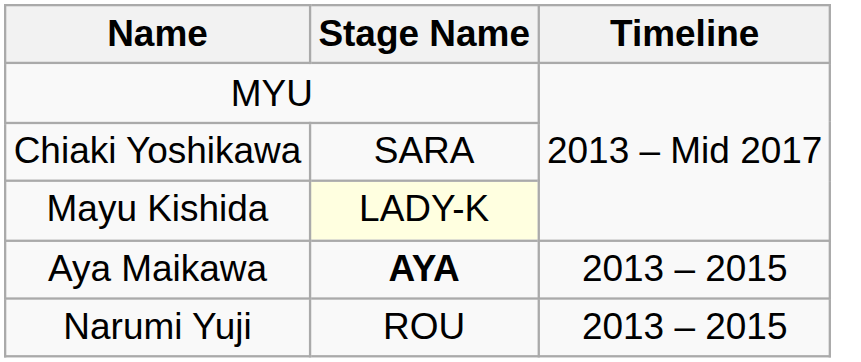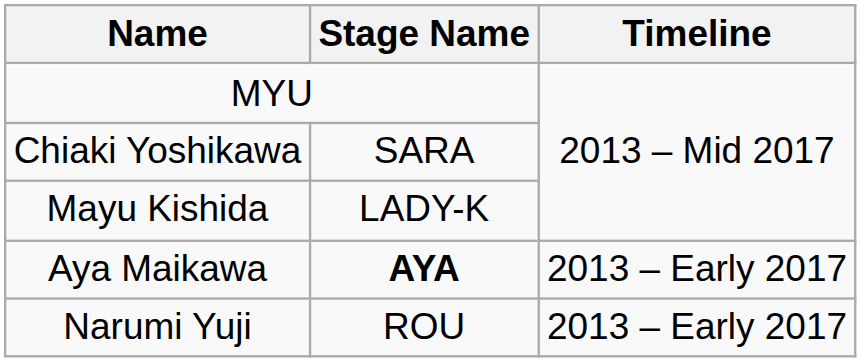(424, 209) lightyellow background -> (424, 209) no background
(685, 268) 2013 – 2015 -> (697, 268) 2013 – Early 2017
(685, 326) 2013 – 2015 -> (697, 326) 2013 – Early 2017
